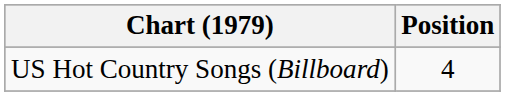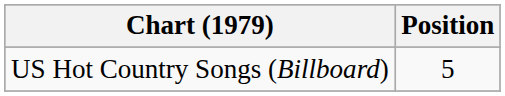(448, 68) 4 -> (448, 68) 5
